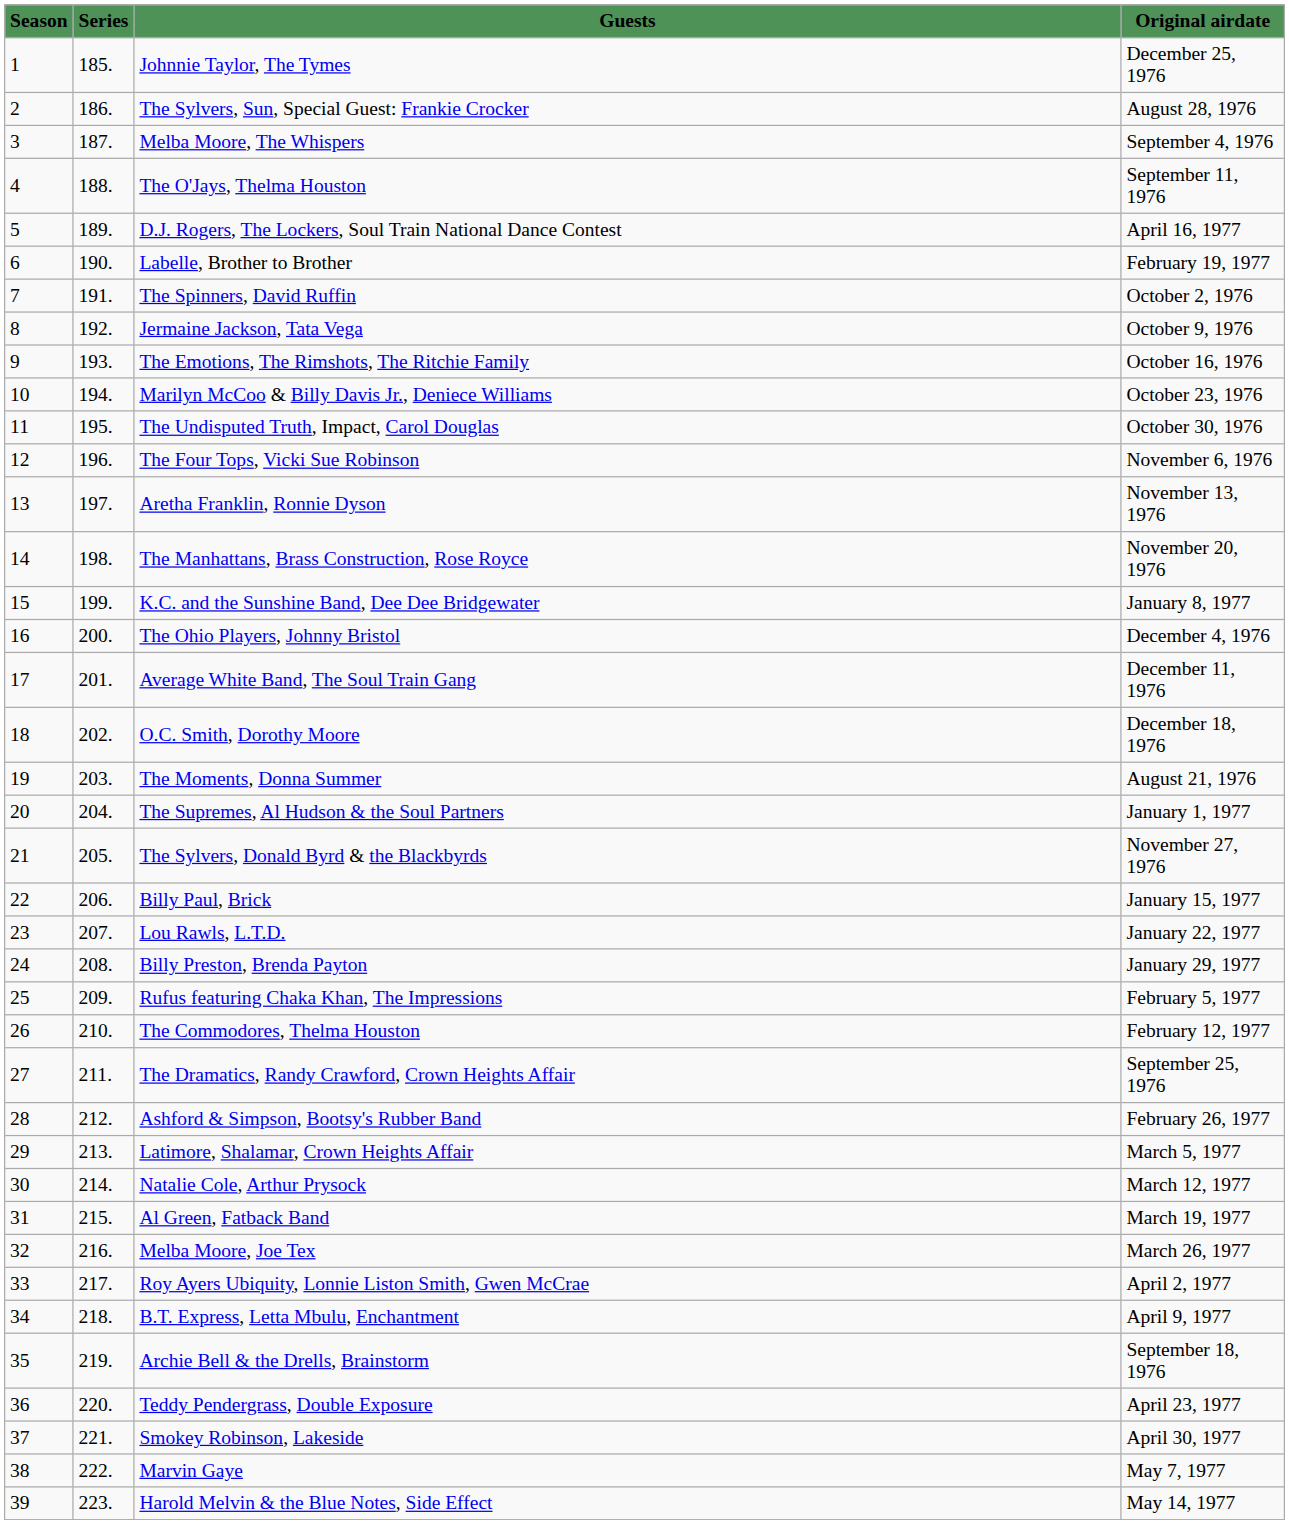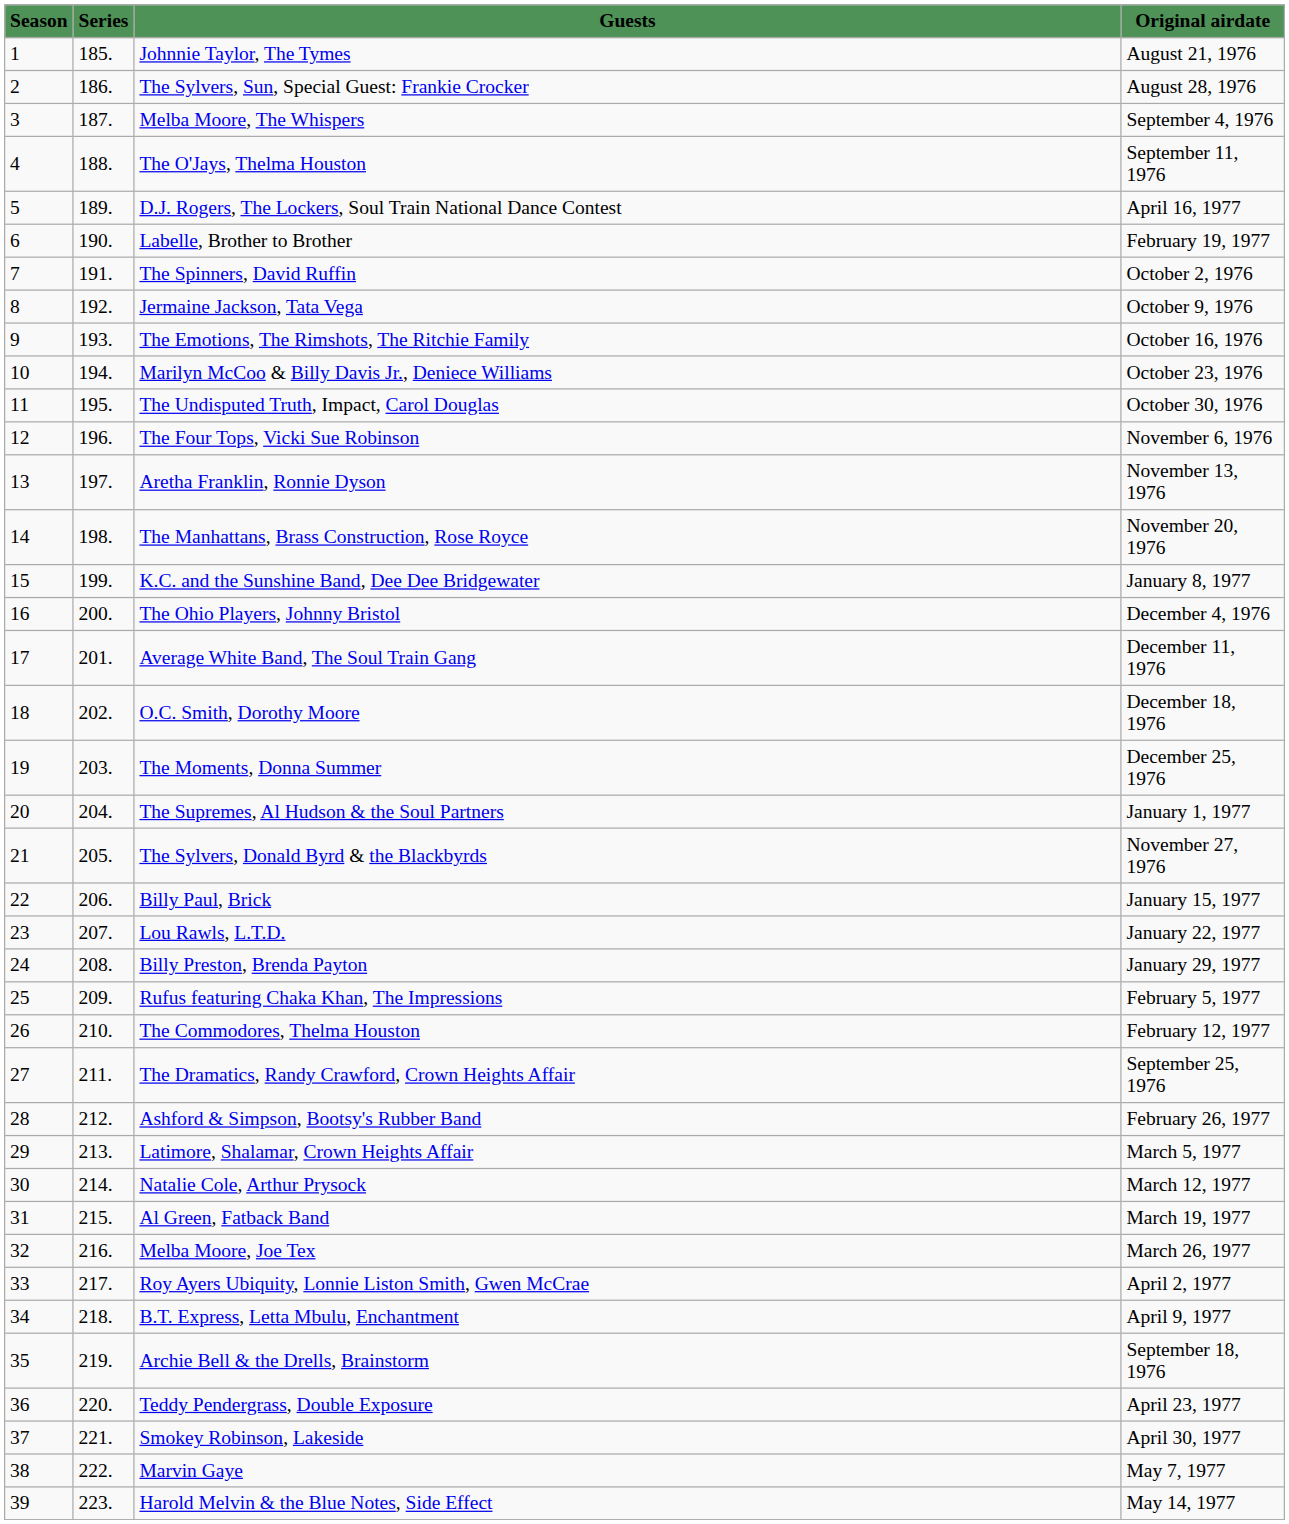(1181, 64) December 25, 1976 -> (1191, 53) August 21, 1976
(1191, 778) August 21, 1976 -> (1181, 767) December 25, 1976
